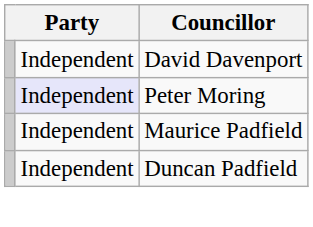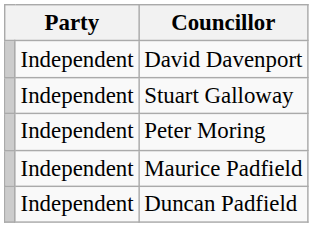+ row: (219, 95)
(77, 95) lavender background -> (77, 131) no background
